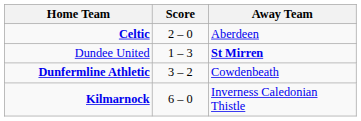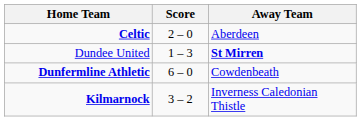(180, 72) 3 – 2 -> (180, 72) 6 – 0
(180, 99) 6 – 0 -> (180, 99) 3 – 2
